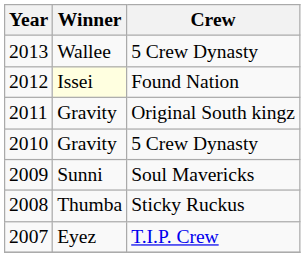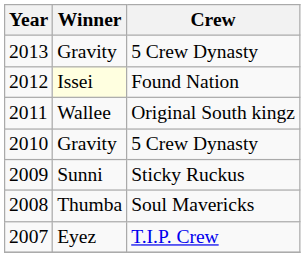(84, 50) Wallee -> (87, 50) Gravity
(87, 112) Gravity -> (84, 112) Wallee
(193, 174) Soul Mavericks -> (188, 174) Sticky Ruckus
(188, 205) Sticky Ruckus -> (193, 205) Soul Mavericks
